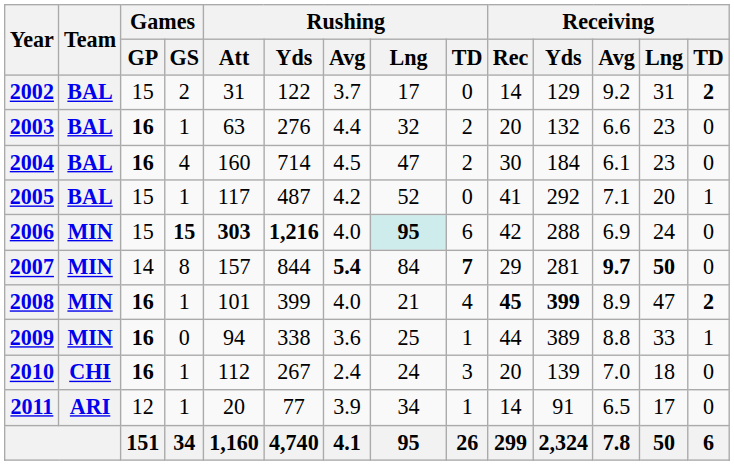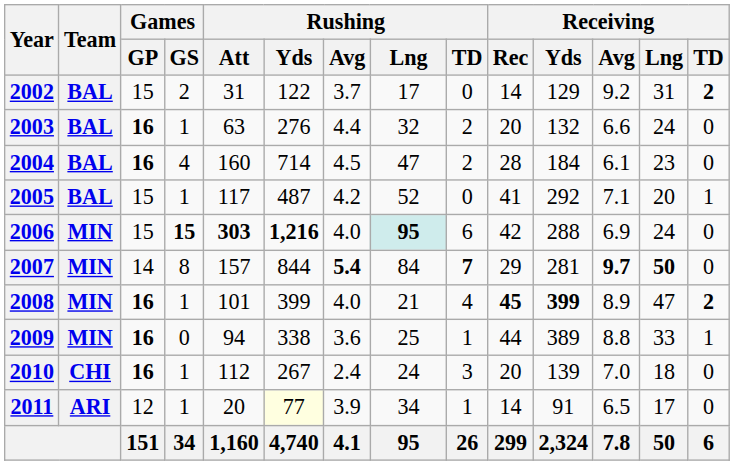(664, 127) 23 -> (664, 127) 24
(511, 162) 30 -> (511, 162) 28
(294, 407) no background -> (294, 407) lightyellow background
